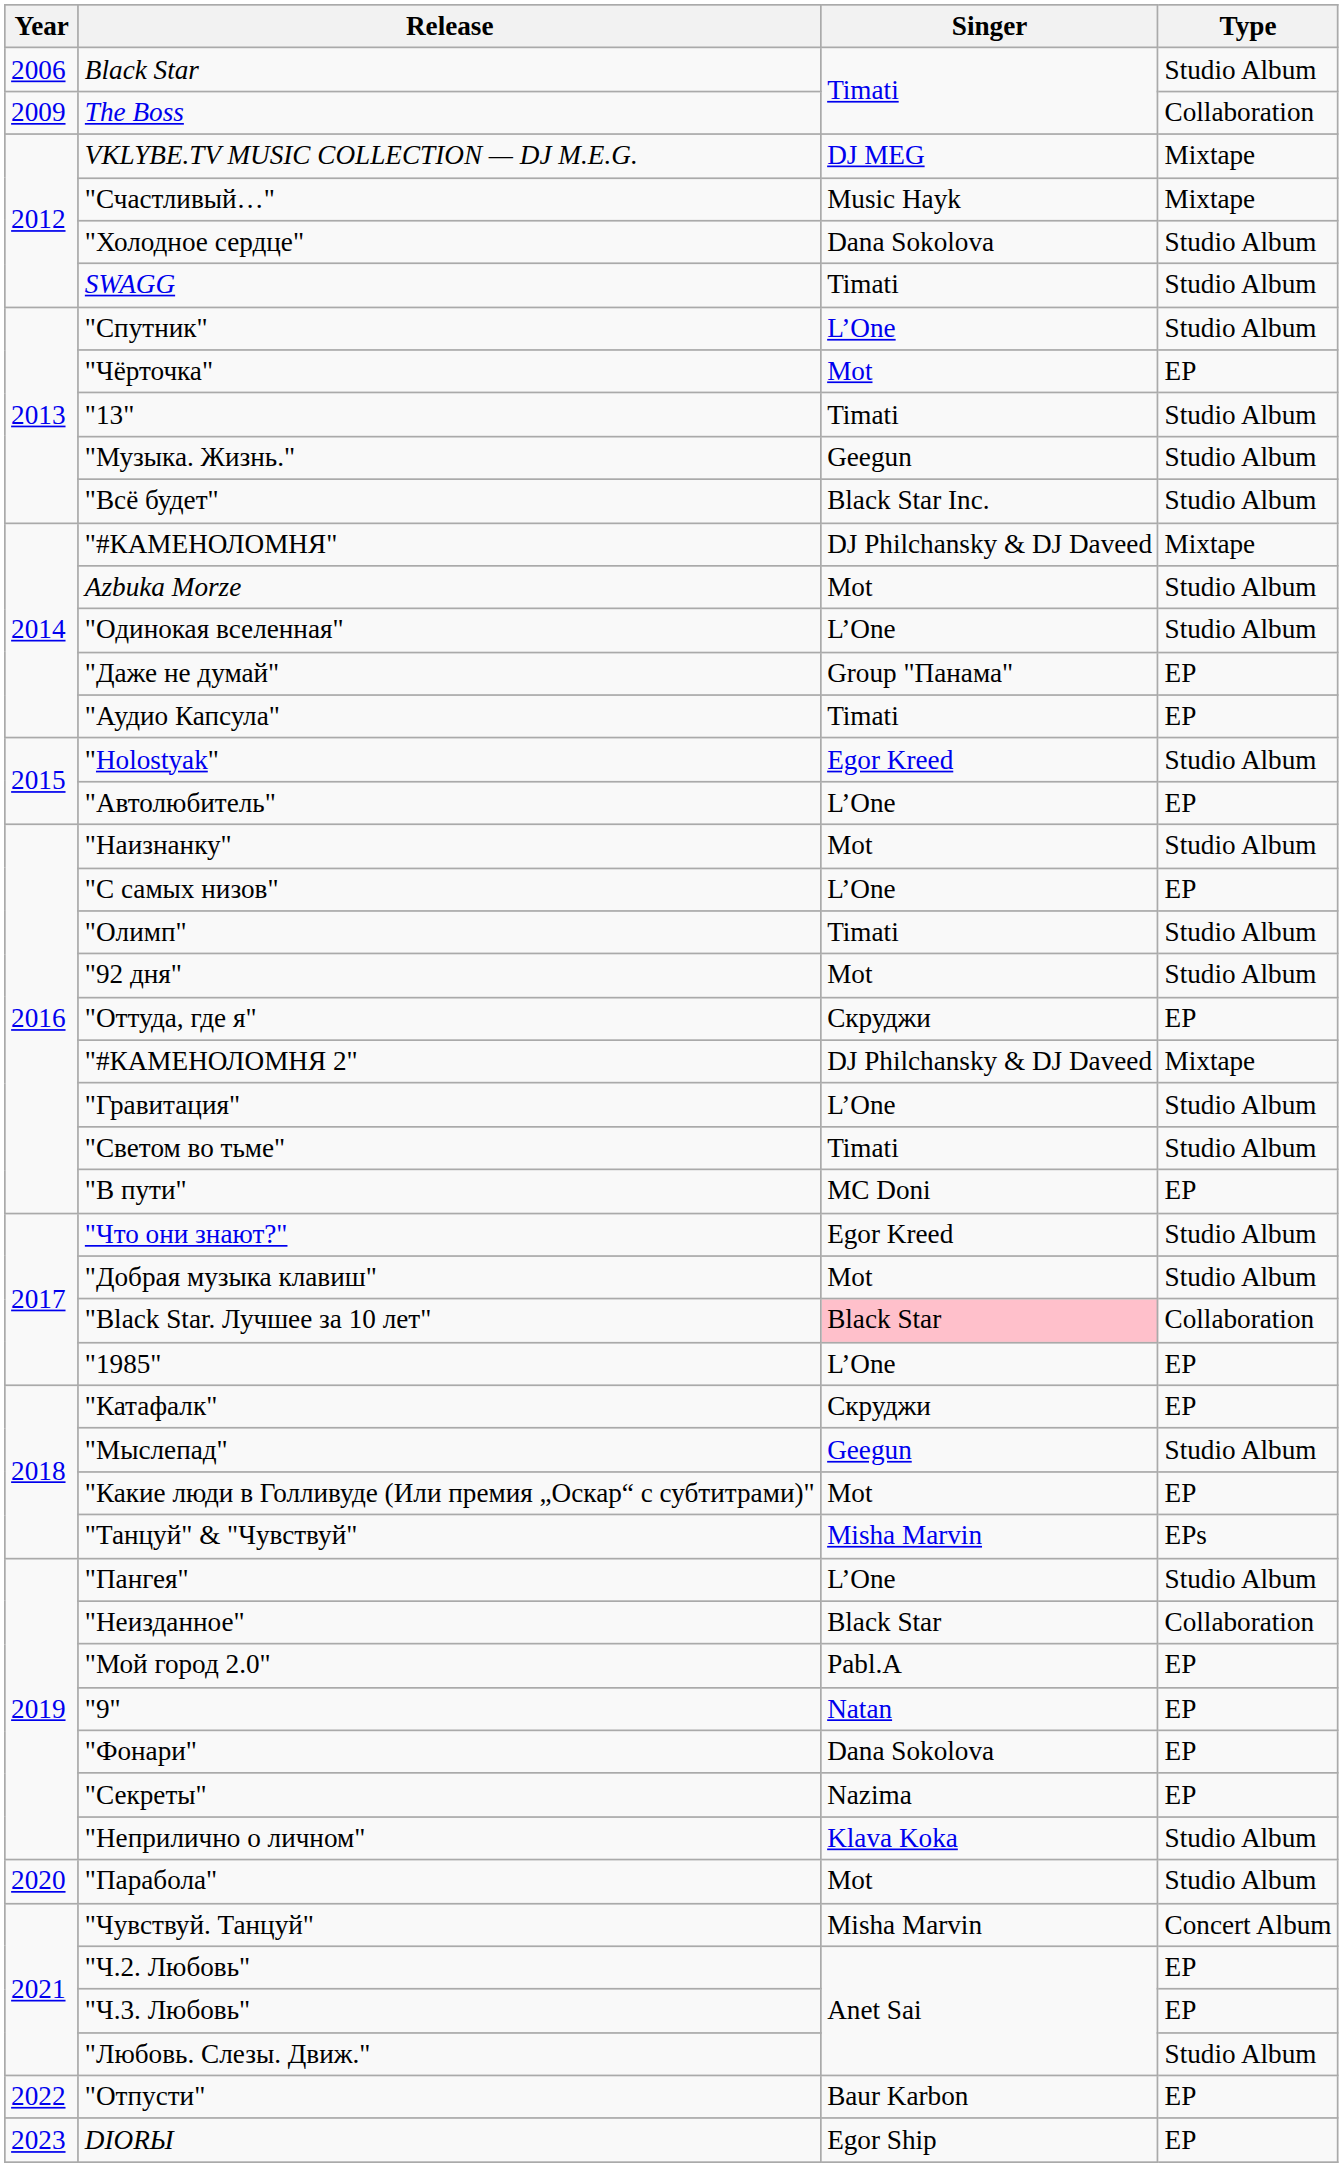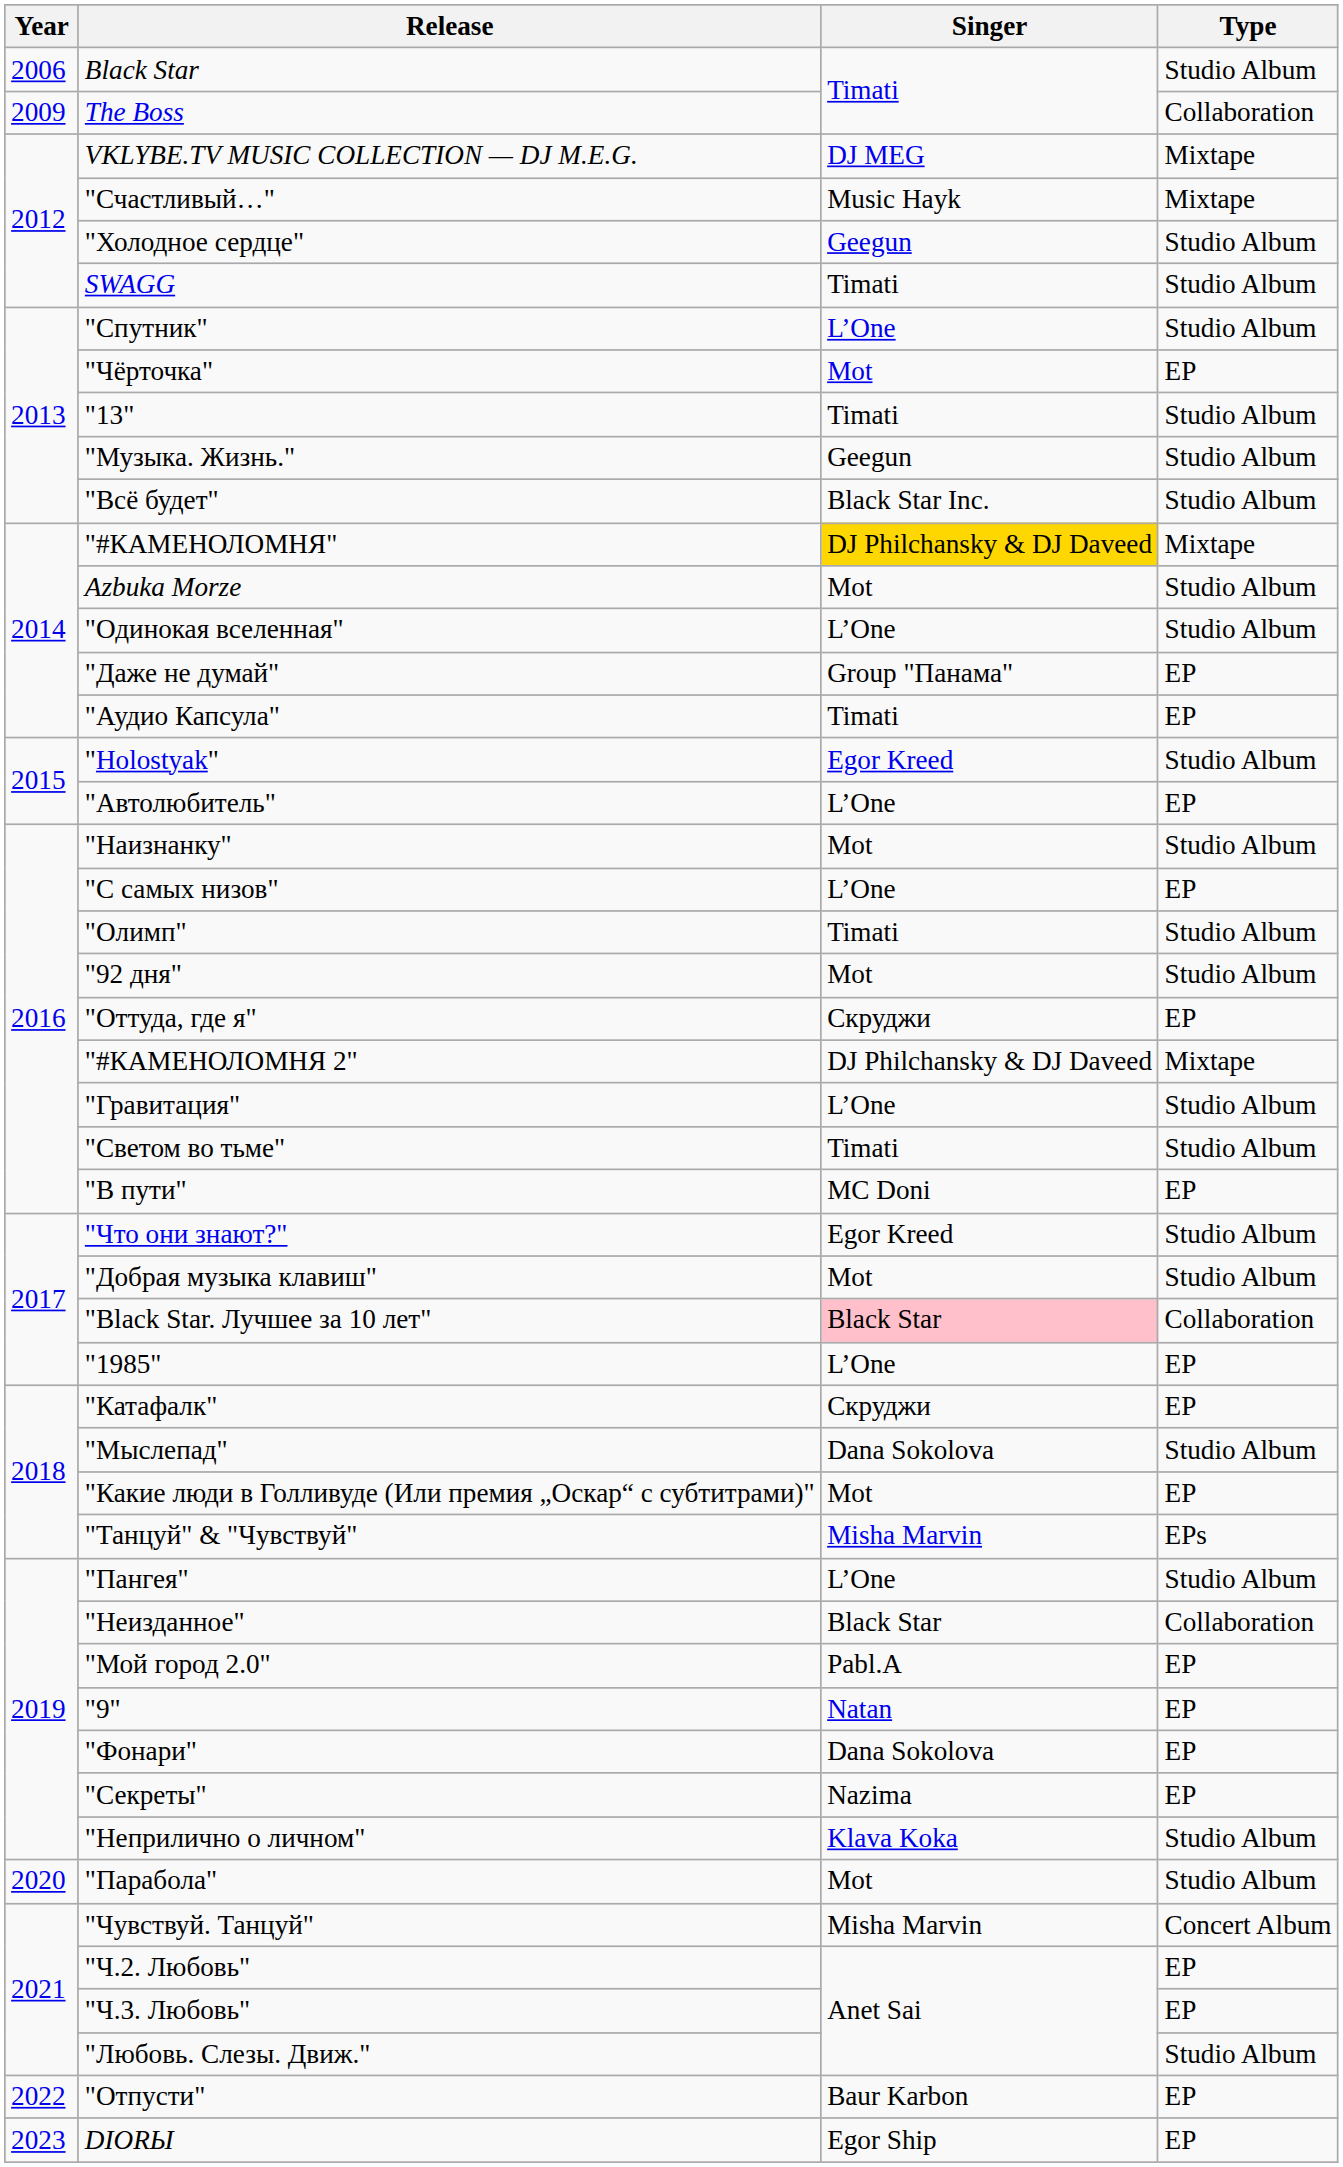(911, 241) Dana Sokolova -> (869, 241) Geegun
(990, 543) no background -> (990, 543) gold background
(869, 1449) Geegun -> (911, 1449) Dana Sokolova
